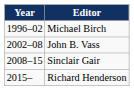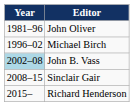+ row: (71, 28)
(25, 45) no background -> (25, 61) lightblue background
